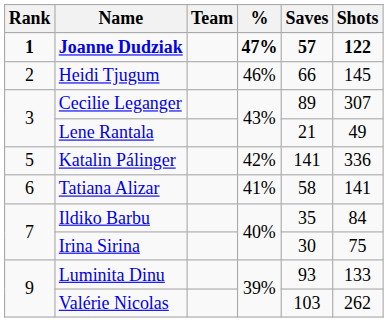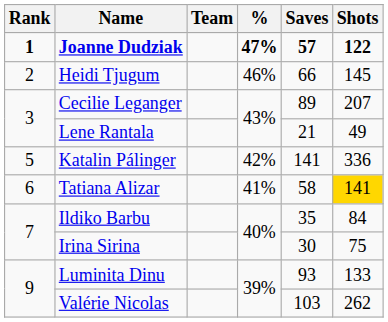(358, 103) 307 -> (358, 103) 207
(358, 189) no background -> (358, 189) gold background
